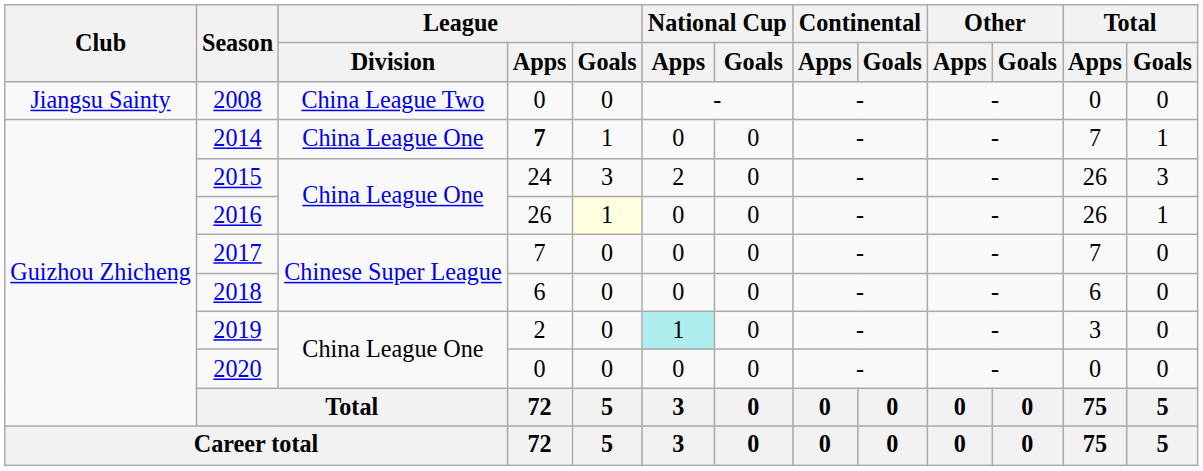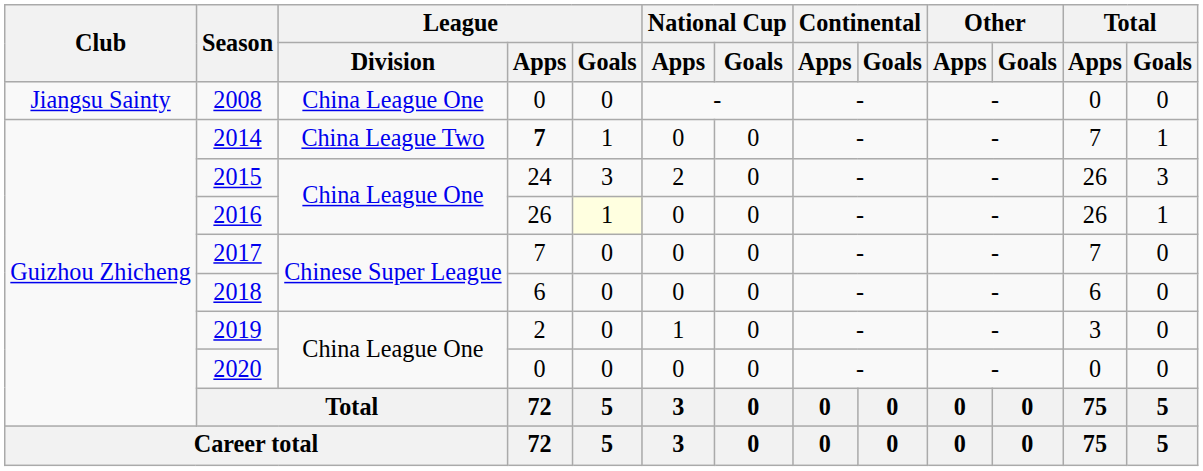(393, 100) China League Two -> (393, 100) China League One
(393, 138) China League One -> (393, 138) China League Two
(678, 330) paleturquoise background -> (678, 330) no background
